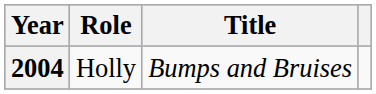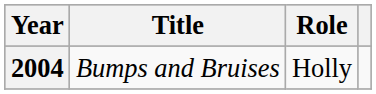columns swapped: (250, 25) <-> (106, 25)
